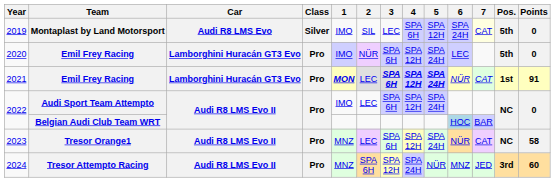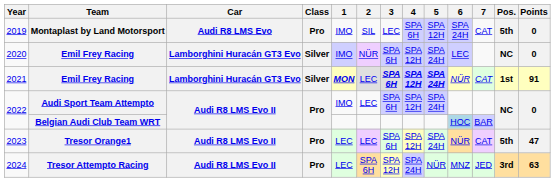(317, 30) Silver -> (317, 30) Pro
(484, 30) lightyellow background -> (484, 30) no background
(317, 54) Pro -> (317, 54) Silver
(507, 54) 5th -> (507, 54) NC
(317, 78) Pro -> (317, 78) Silver
(344, 140) MNZ -> (344, 140) LEC
(507, 140) NC -> (507, 140) 5th
(534, 140) 58 -> (534, 140) 47
(344, 164) MNZ -> (344, 164) LEC
(534, 164) 60 -> (534, 164) 63
